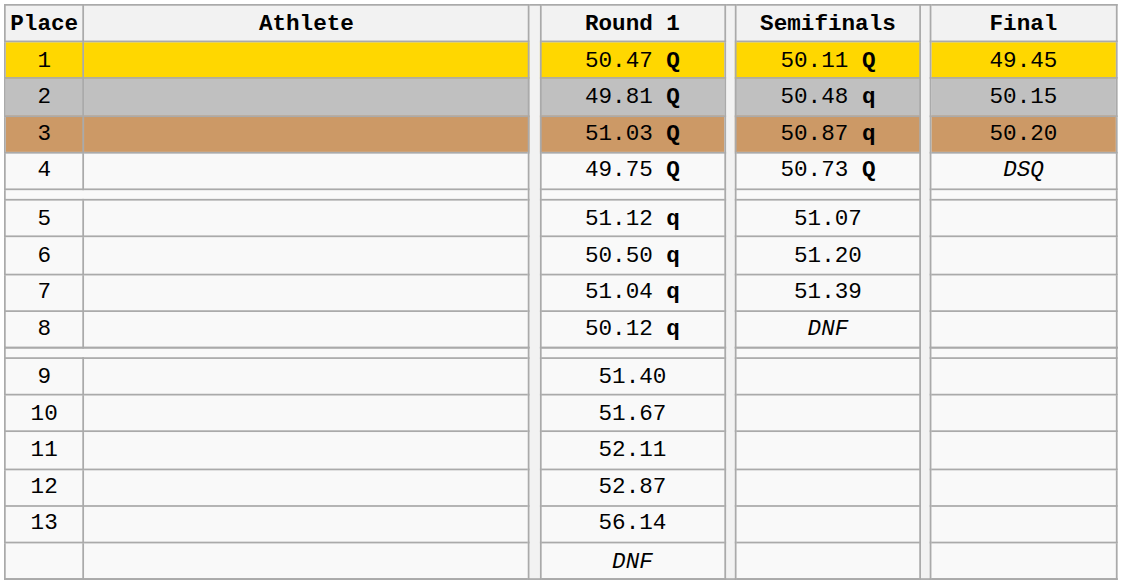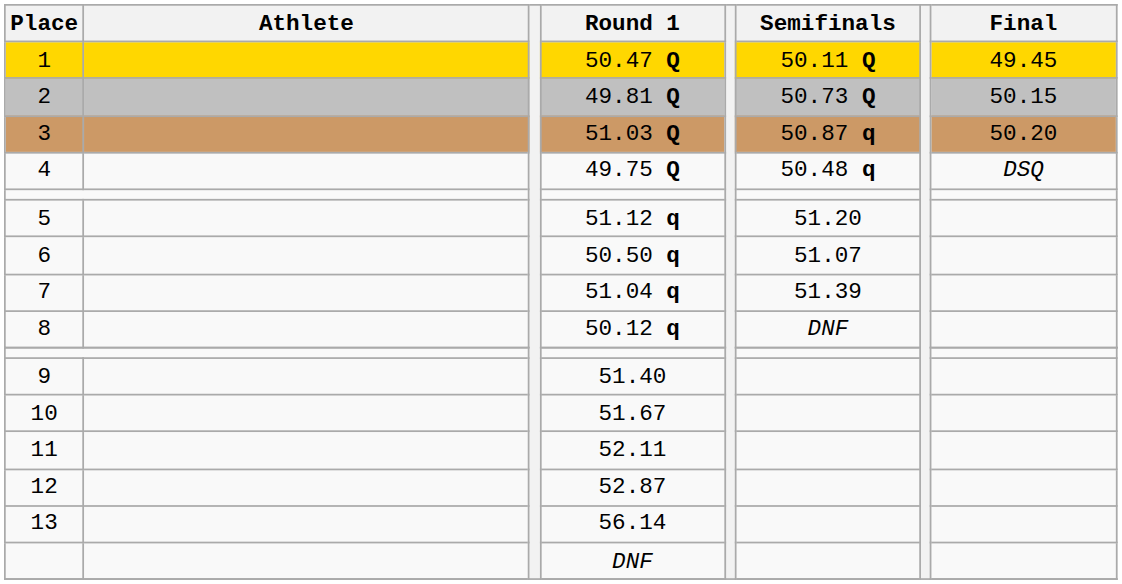(828, 97) 50.48 q -> (828, 97) 50.73 Q
(828, 171) 50.73 Q -> (828, 171) 50.48 q
(828, 218) 51.07 -> (828, 218) 51.20
(828, 255) 51.20 -> (828, 255) 51.07
